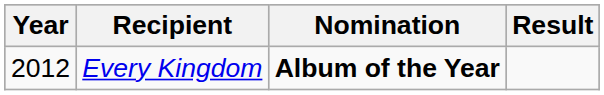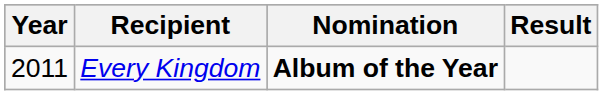(40, 67) 2012 -> (40, 67) 2011
